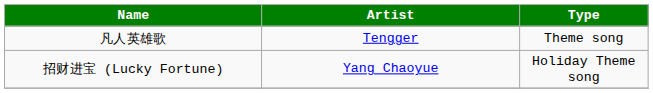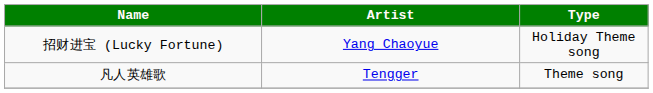rows swapped: (133, 39) <-> (133, 70)
